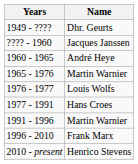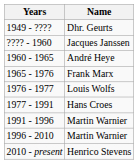(97, 74) Martin Warnier -> (90, 74) Frank Marx
(90, 136) Frank Marx -> (97, 136) Martin Warnier
